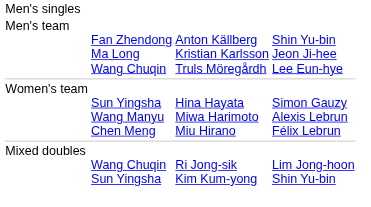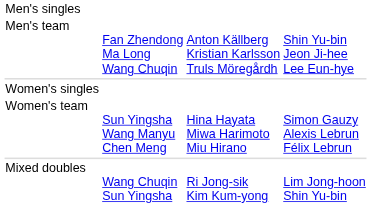+ row: (52, 89)
